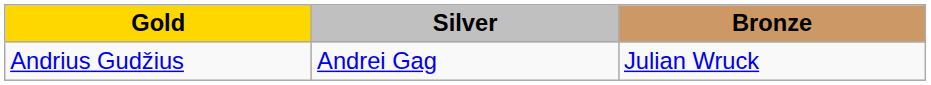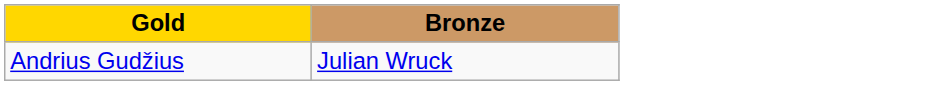- column: (465, 23)
